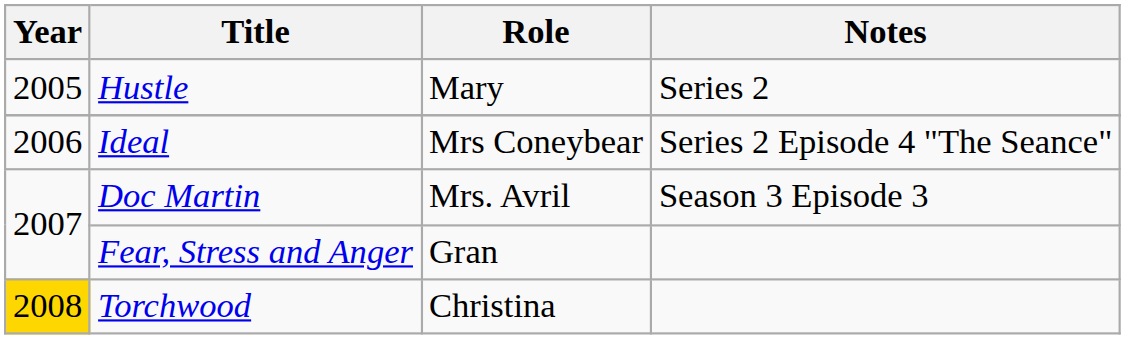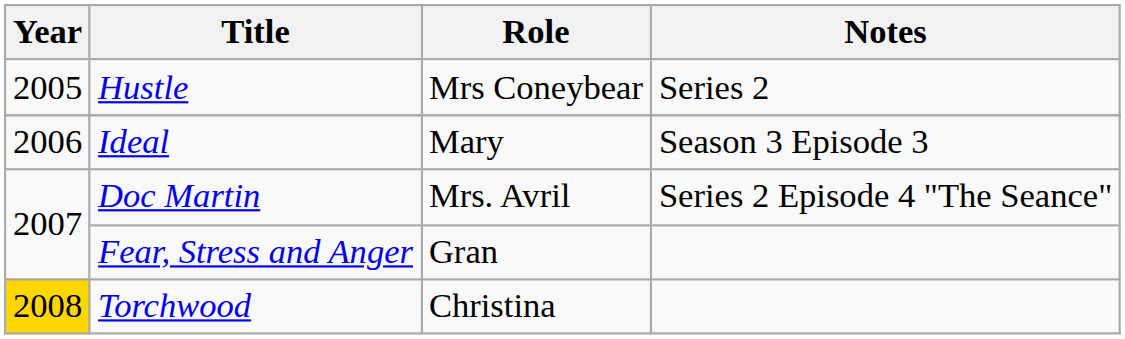(466, 86) Mary -> (536, 86) Mrs Coneybear
(536, 141) Mrs Coneybear -> (466, 141) Mary
(886, 141) Series 2 Episode 4 "The Seance" -> (794, 141) Season 3 Episode 3
(794, 196) Season 3 Episode 3 -> (886, 196) Series 2 Episode 4 "The Seance"
